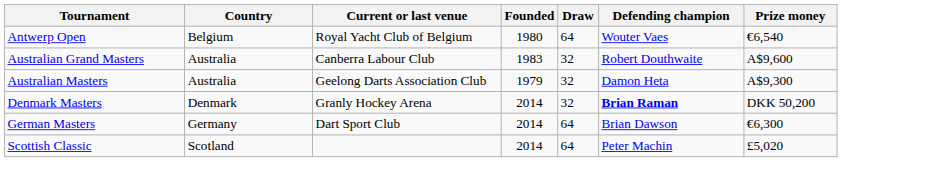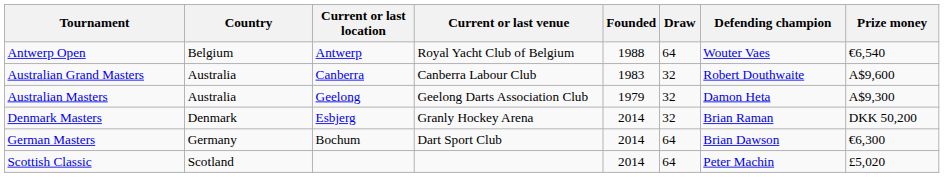+ column: (363, 23)
(529, 37) 1980 -> (631, 53) 1988
(640, 102) bold -> (738, 118) normal
